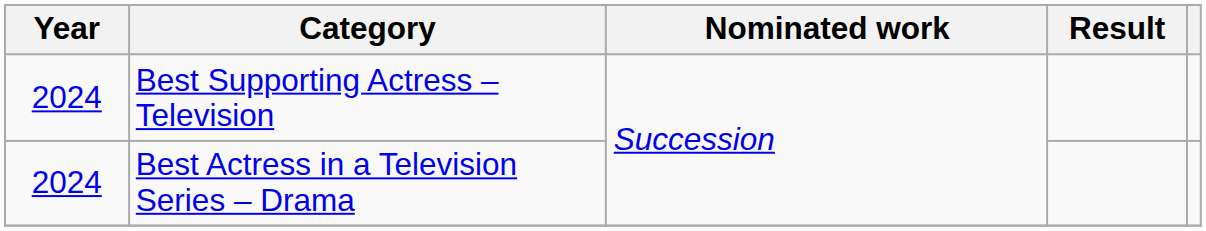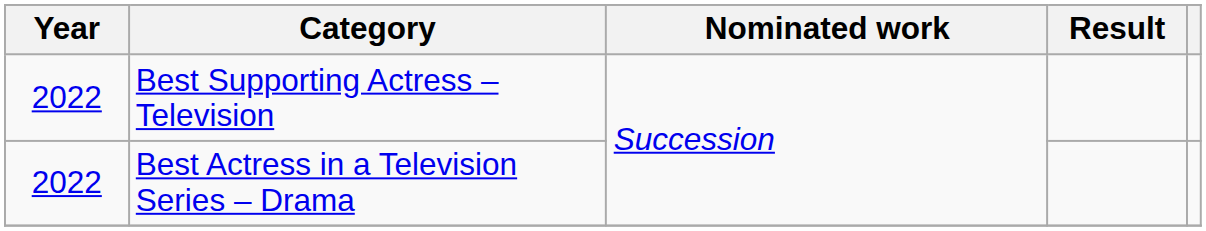(67, 97) 2024 -> (67, 97) 2022
(67, 182) 2024 -> (67, 182) 2022
